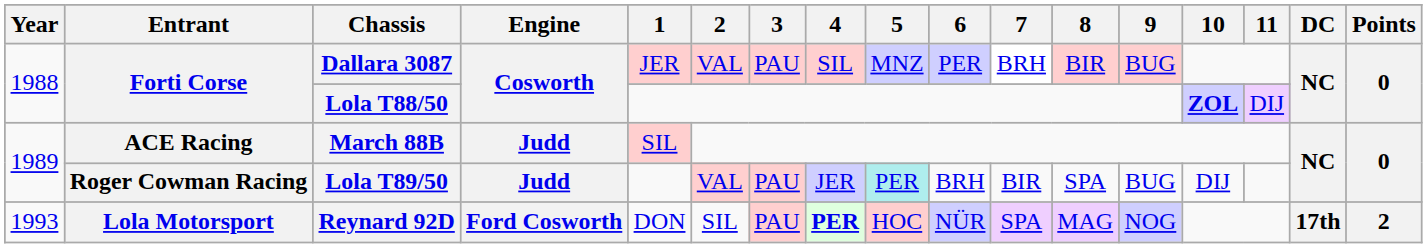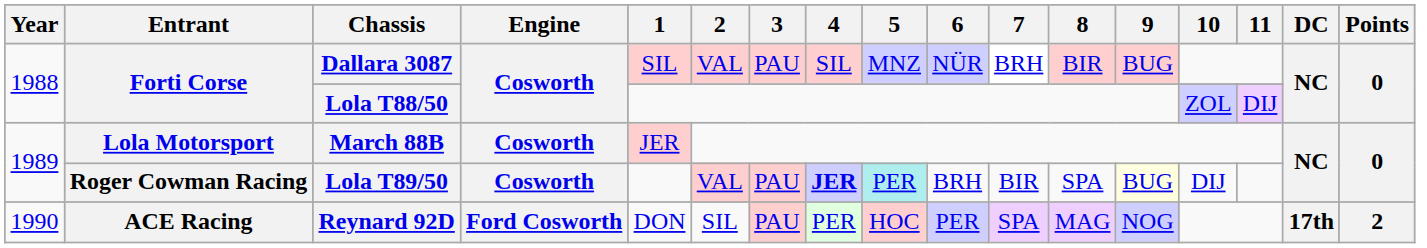(660, 63) JER -> (660, 63) SIL
(960, 63) PER -> (958, 63) NÜR
(1213, 102) bold -> (1208, 102) normal
(188, 142) ACE Racing -> (188, 142) Lola Motorsport
(544, 142) Judd -> (544, 142) Cosworth
(660, 142) SIL -> (660, 142) JER
(544, 181) Judd -> (544, 181) Cosworth
(835, 181) normal -> (834, 181) bold
(1150, 181) no background -> (1148, 181) lightyellow background
(34, 221) 1993 -> (34, 221) 1990
(188, 221) Lola Motorsport -> (188, 221) ACE Racing
(835, 221) bold -> (834, 221) normal
(960, 221) NÜR -> (958, 221) PER
